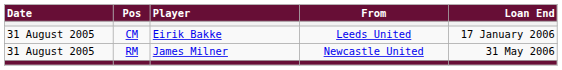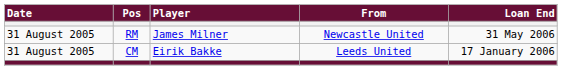rows swapped: (132, 52) <-> (132, 35)
